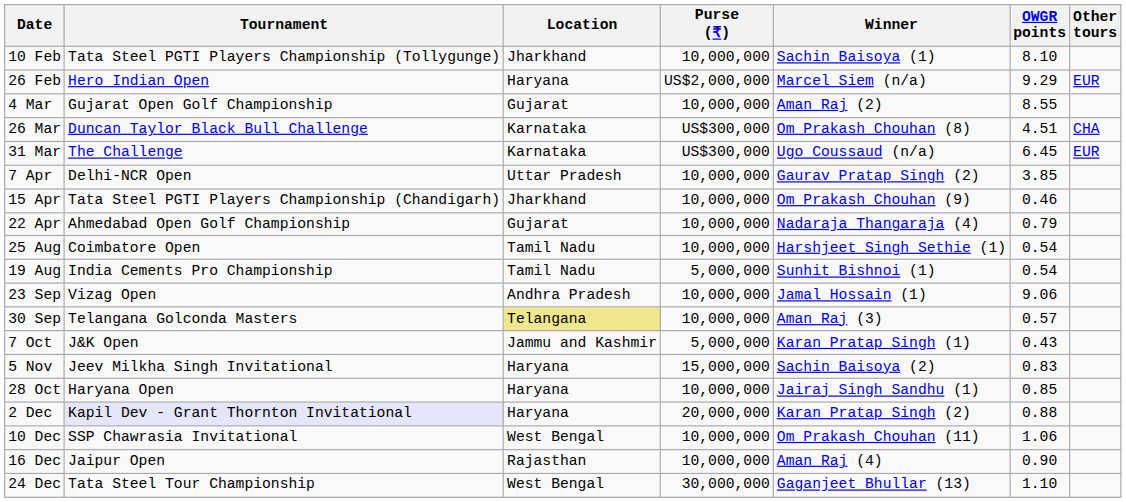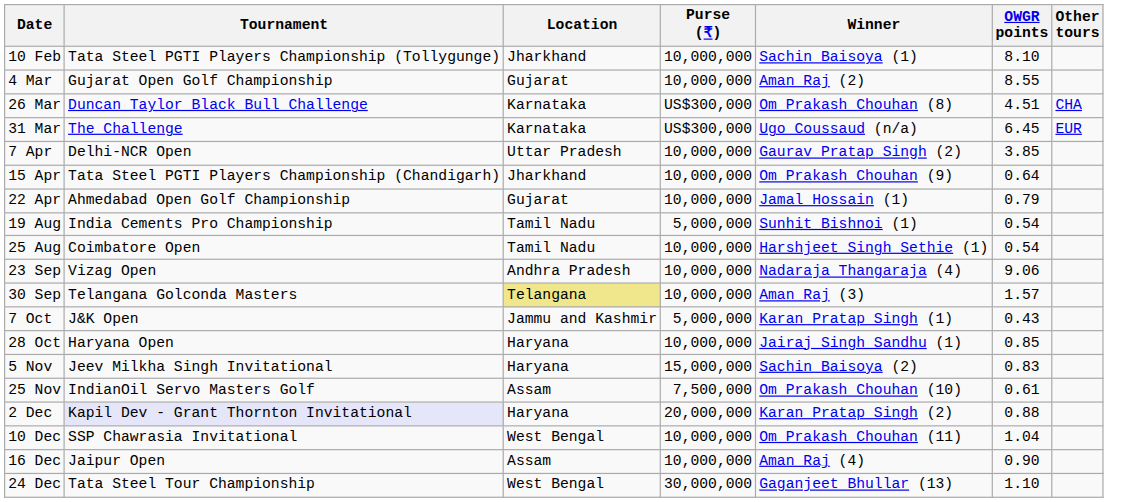- row: (35, 82)
(1040, 201) 0.46 -> (1022, 177) 0.64
(878, 224) Nadaraja Thangaraja (4) -> (834, 201) Jamal Hossain (1)
rows swapped: (35, 272) <-> (35, 248)
(852, 296) Jamal Hossain (1) -> (861, 272) Nadaraja Thangaraja (4)
(1040, 319) 0.57 -> (1022, 296) 1.57
rows swapped: (35, 391) <-> (30, 367)
+ row: (35, 391)
(1040, 438) 1.06 -> (1022, 438) 1.04
(547, 462) Rajasthan -> (529, 462) Assam
